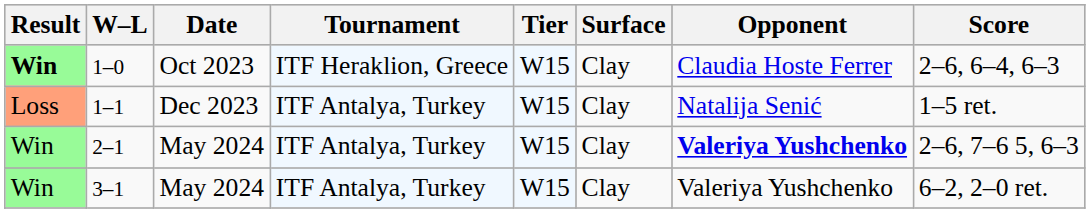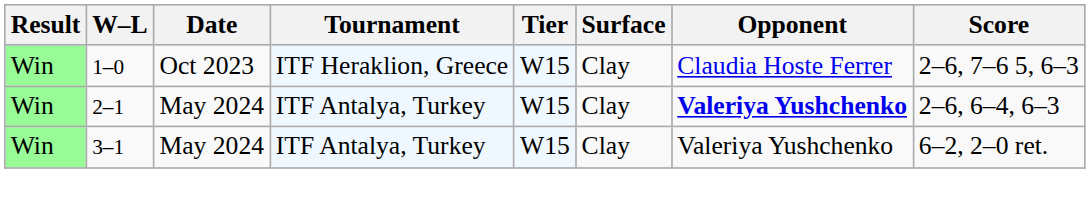(34, 65) bold -> (32, 65) normal
(989, 65) 2–6, 6–4, 6–3 -> (999, 65) 2–6, 7–6 5, 6–3
- row: (108, 107)
(999, 146) 2–6, 7–6 5, 6–3 -> (989, 106) 2–6, 6–4, 6–3
